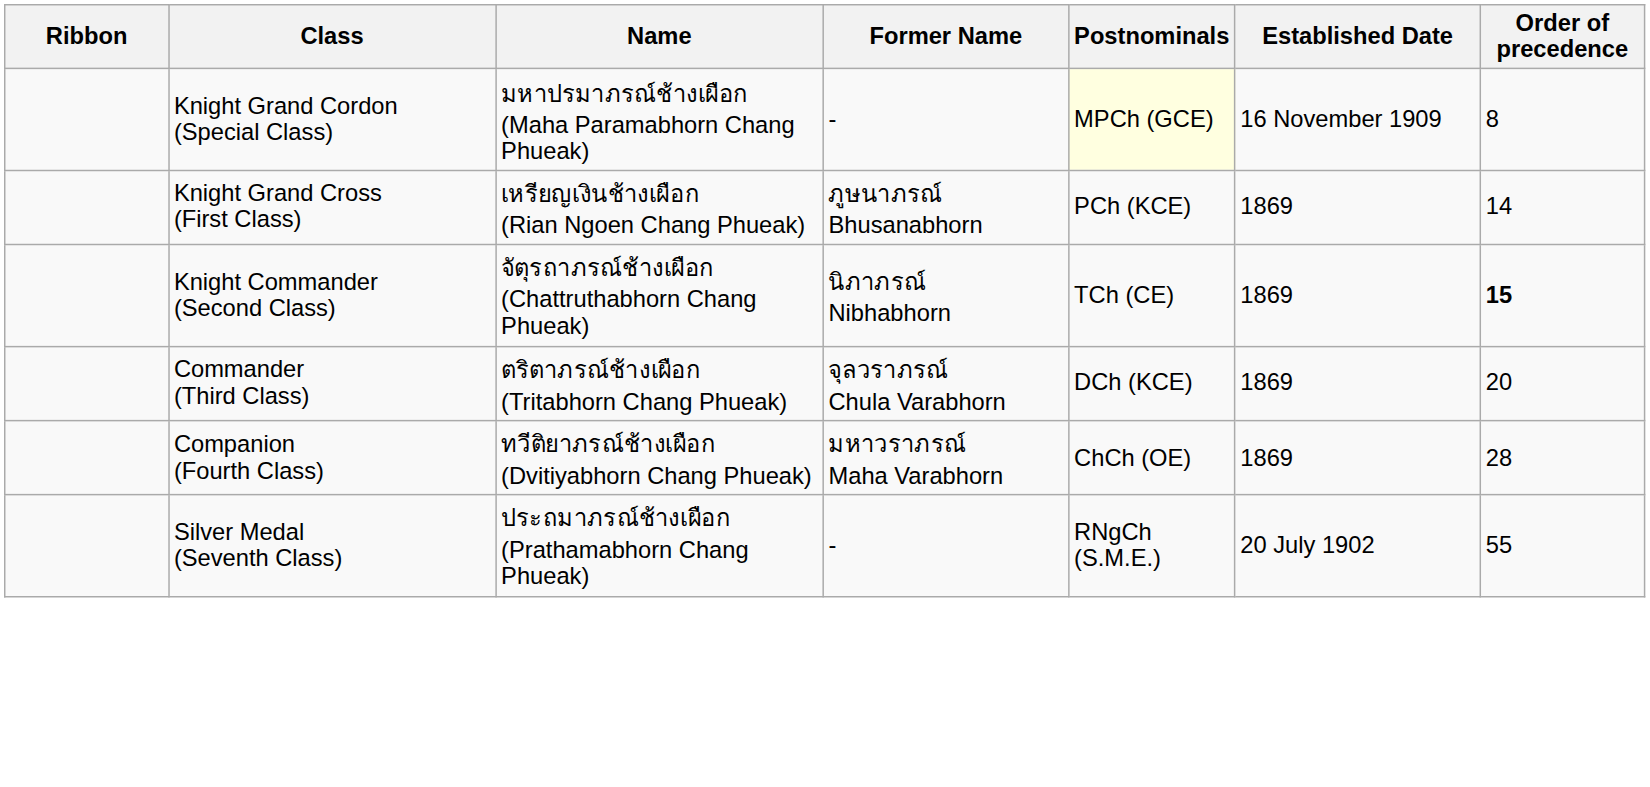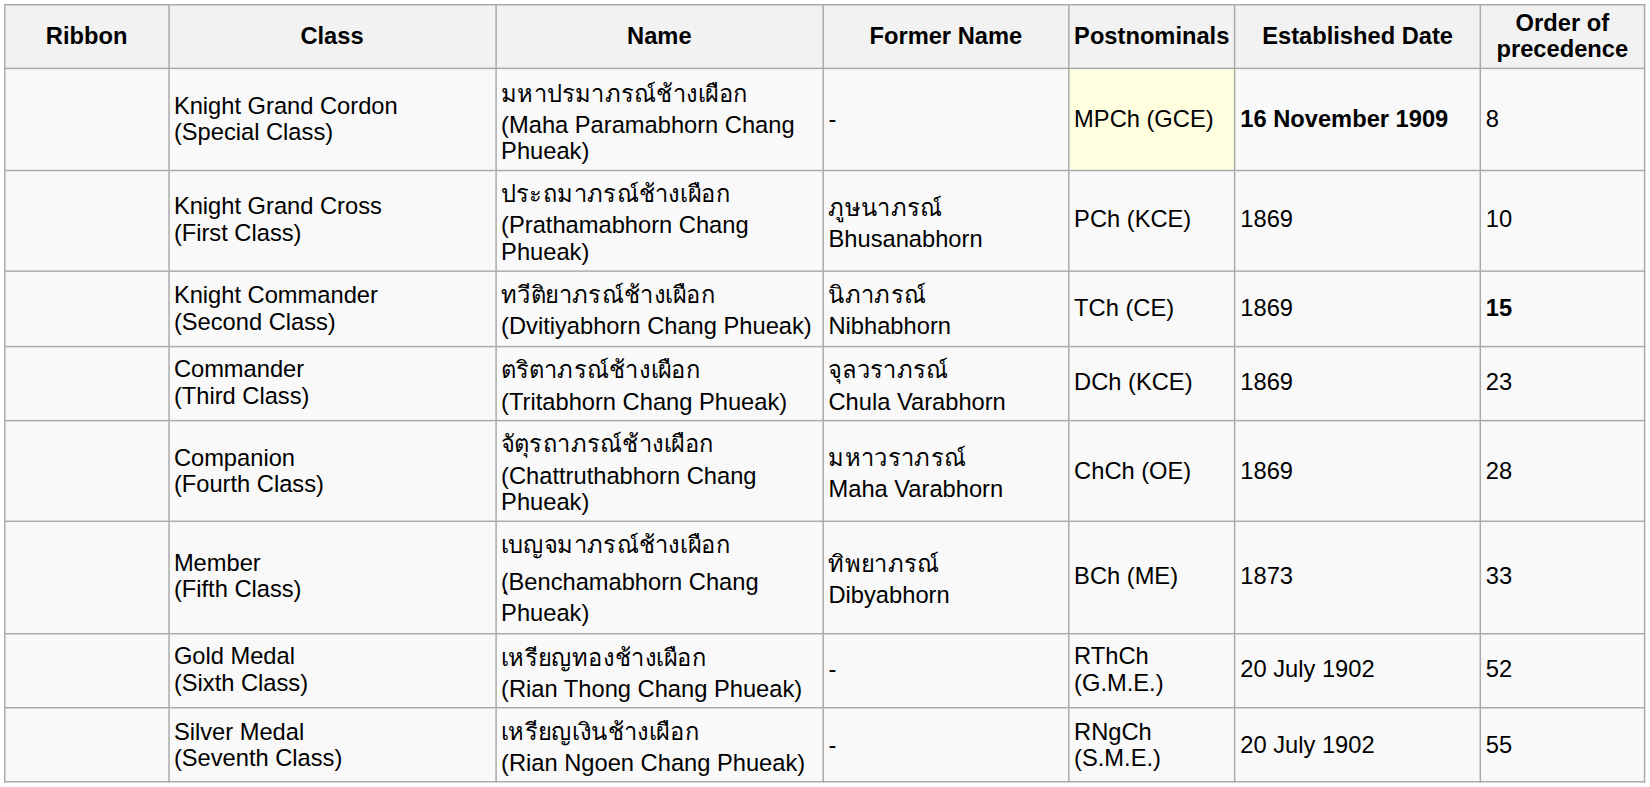(1341, 119) normal -> (1344, 119) bold
(653, 210) เหรียญเงินช้างเผือก (Rian Ngoen Chang Phueak) -> (625, 223) ประถมาภรณ์ช้างเผือก (Prathamabhorn Chang Phueak)
(1499, 207) 14 -> (1499, 220) 10
(629, 298) จัตุรถาภรณ์ช้างเผือก (Chattruthabhorn Chang Phueak) -> (656, 311) ทวีติยาภรณ์ช้างเผือก (Dvitiyabhorn Chang Phueak)
(1499, 382) 20 -> (1499, 382) 23
(656, 460) ทวีติยาภรณ์ช้างเผือก (Dvitiyabhorn Chang Phueak) -> (629, 473) จัตุรถาภรณ์ช้างเผือก (Chattruthabhorn Chang Phueak)
+ row: (238, 577)
+ row: (241, 670)
(625, 548) ประถมาภรณ์ช้างเผือก (Prathamabhorn Chang Phueak) -> (653, 747) เหรียญเงินช้างเผือก (Rian Ngoen Chang Phueak)
